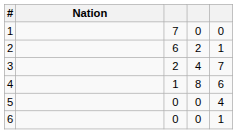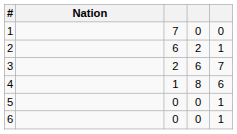(198, 66) 4 -> (198, 66) 6
(221, 102) 4 -> (221, 102) 1
